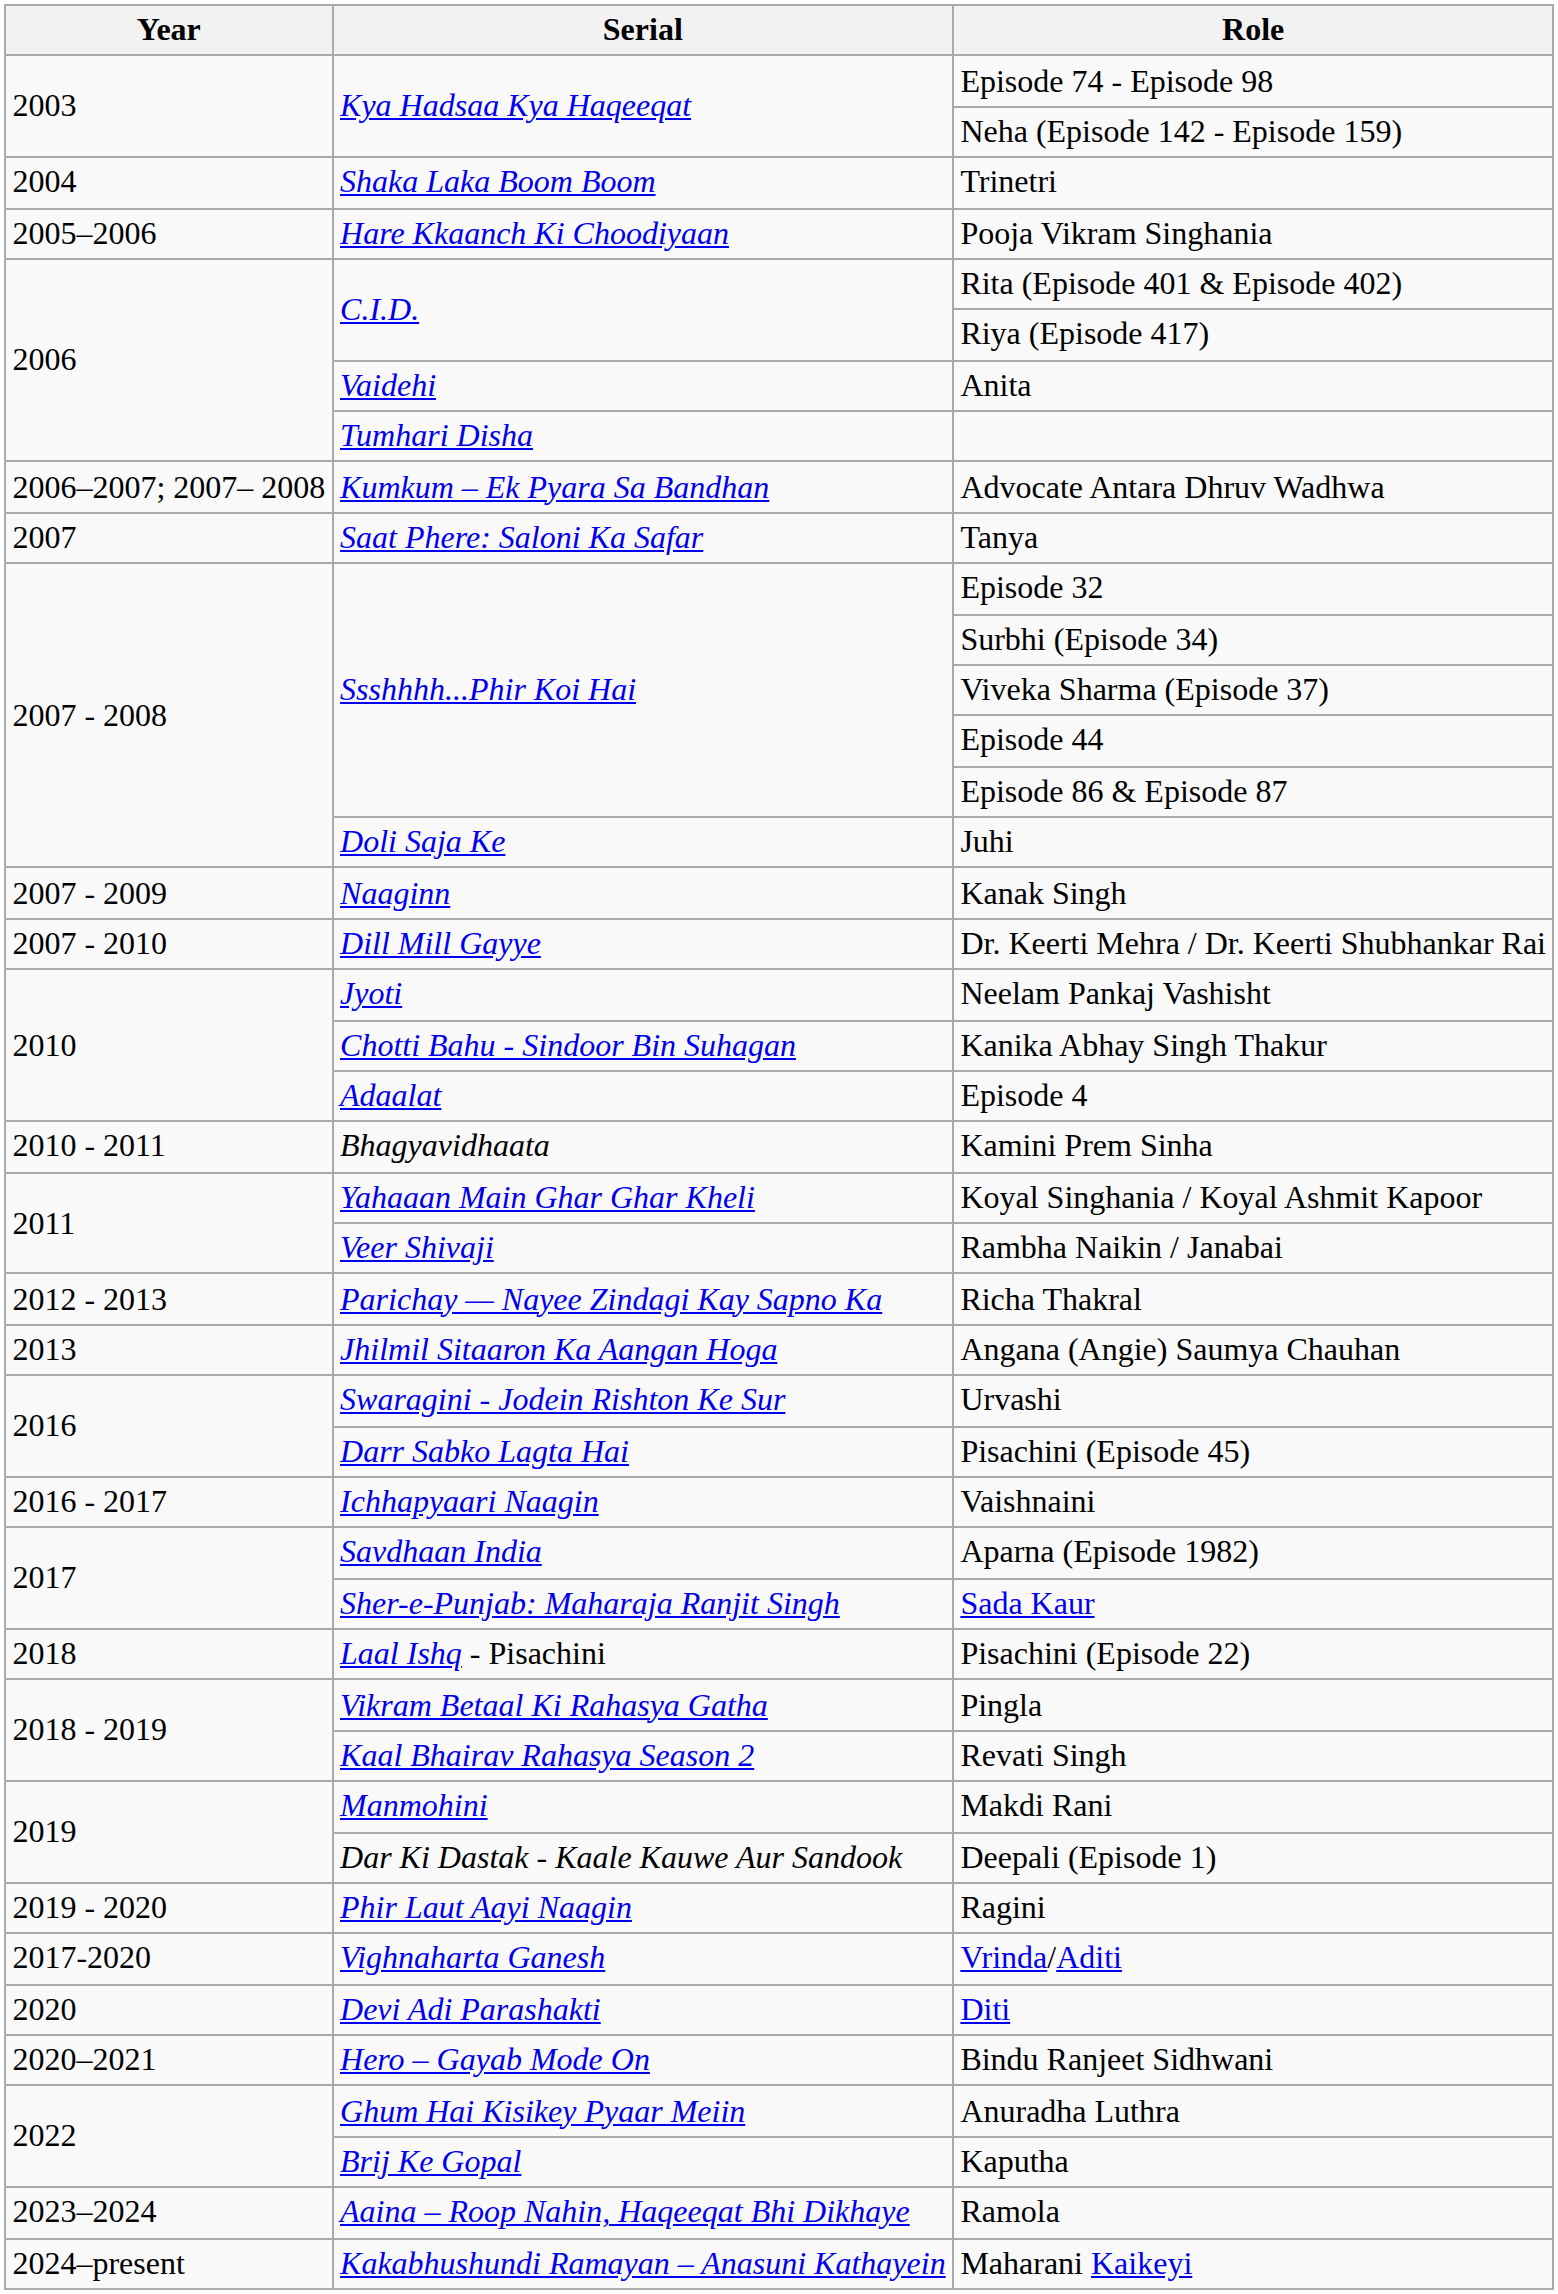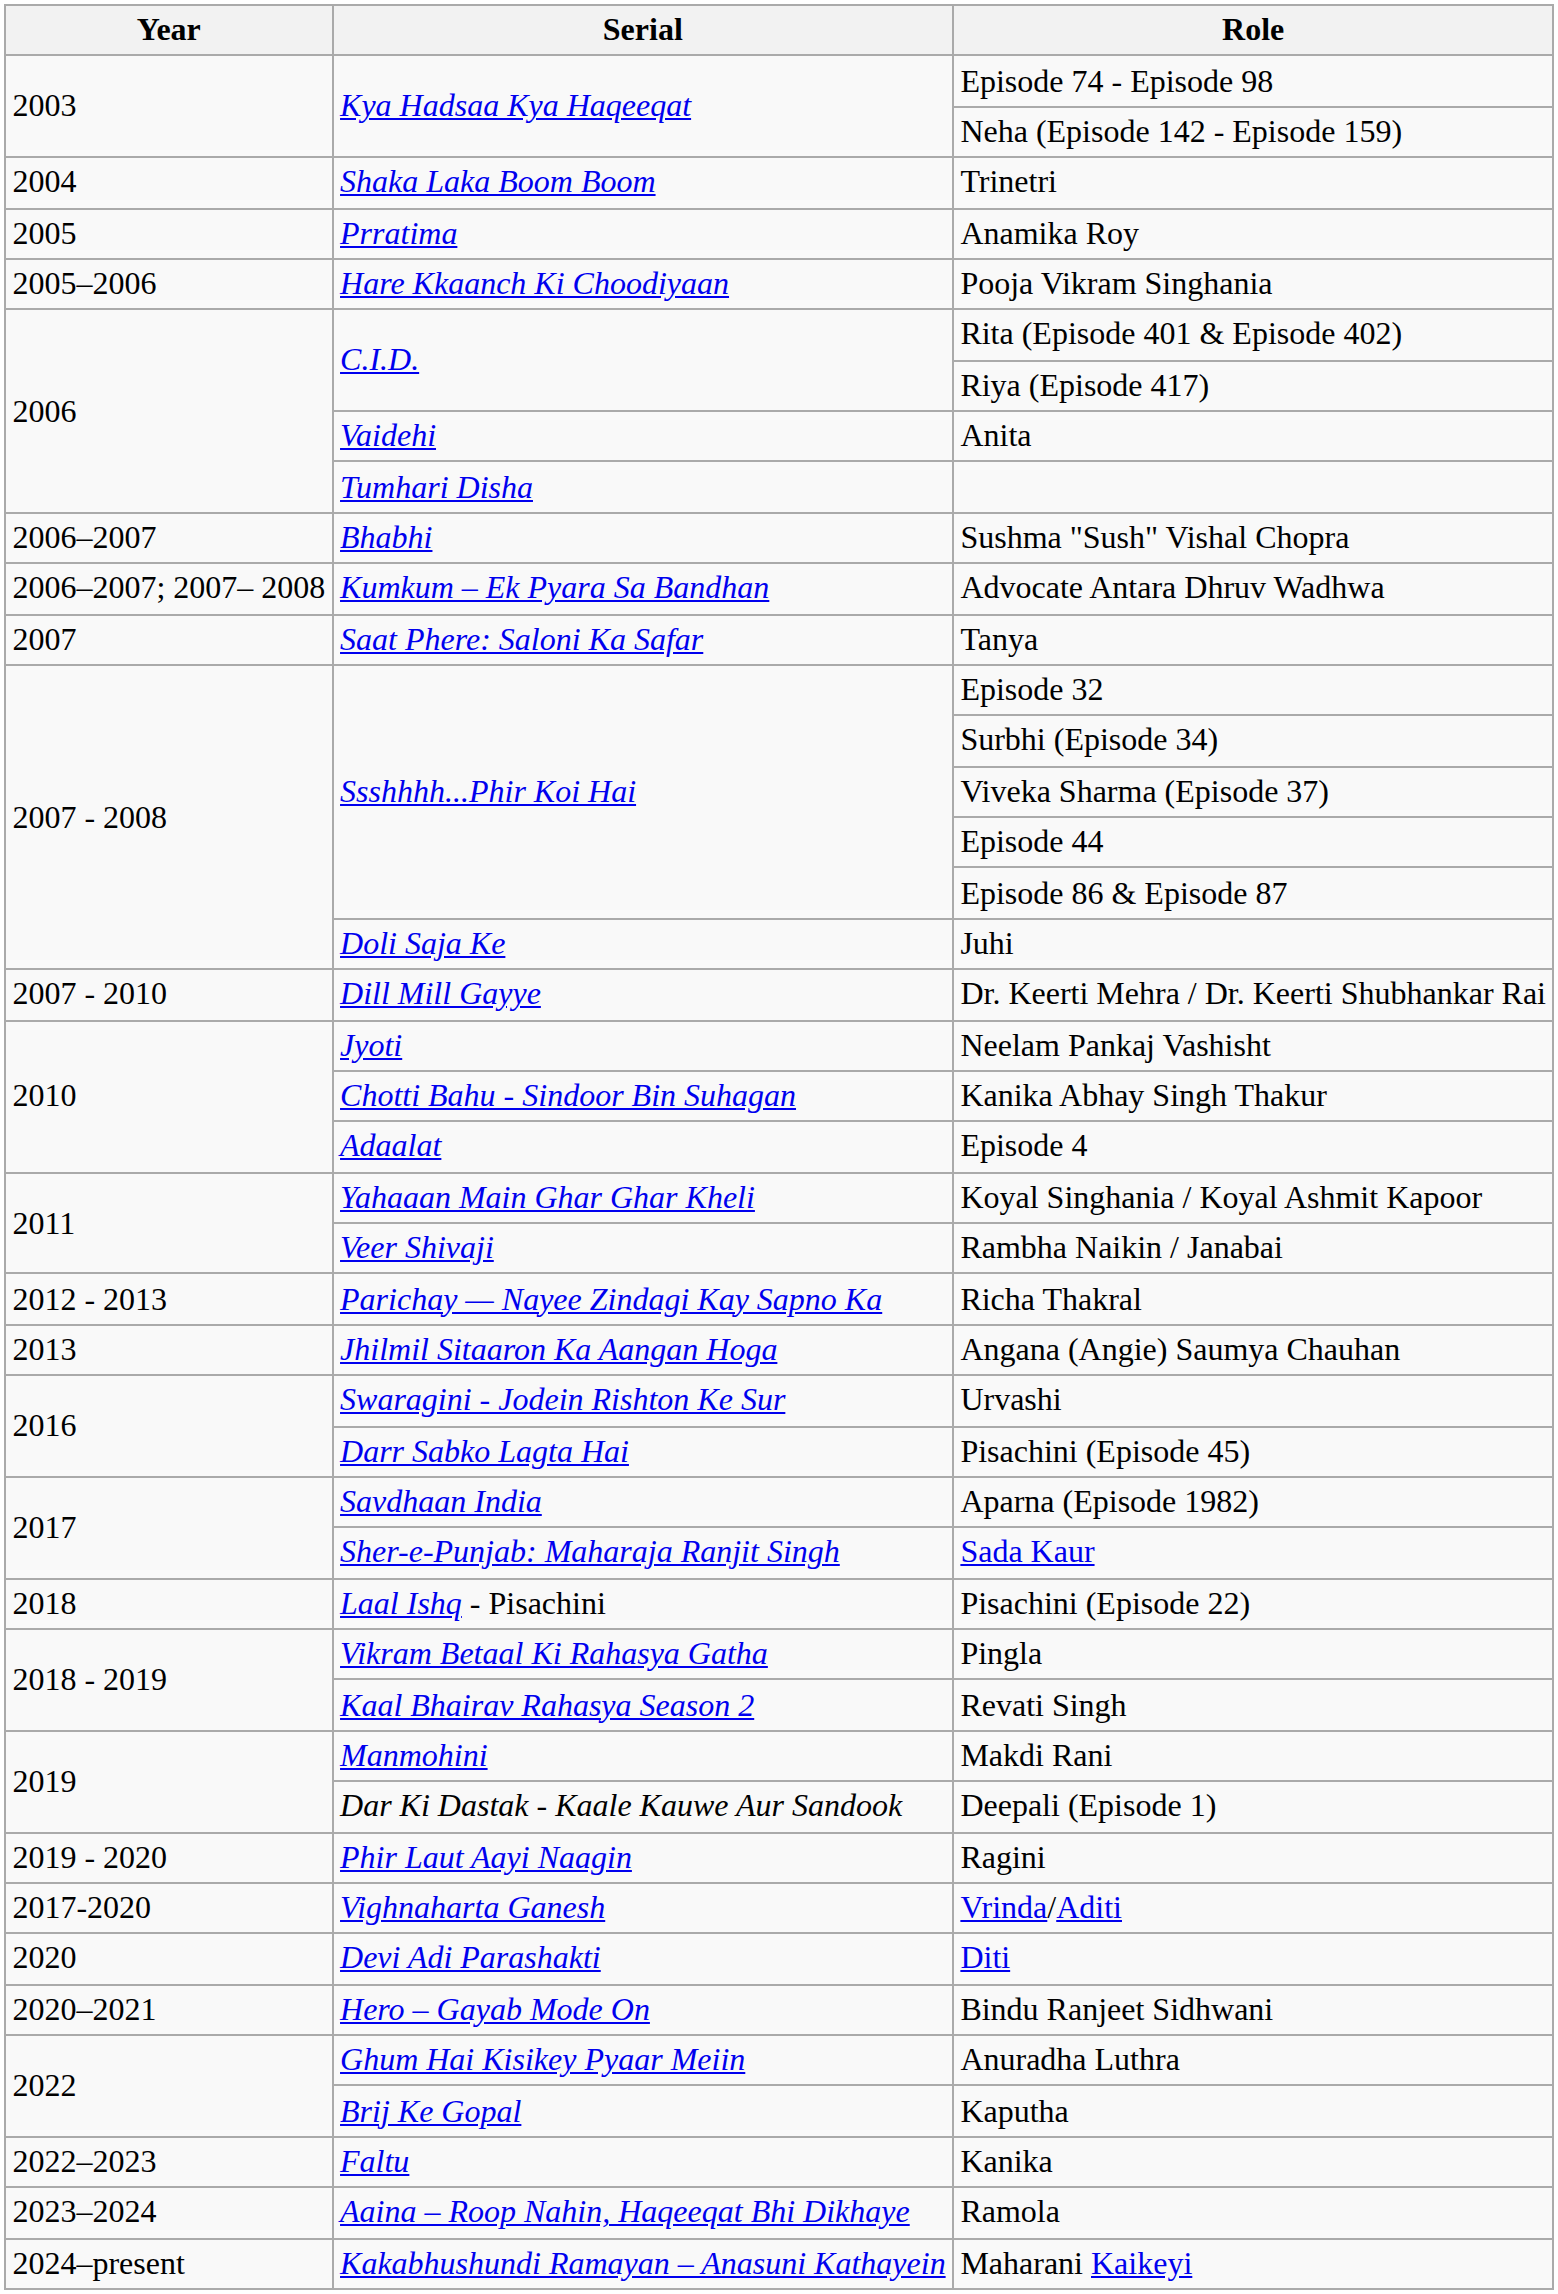+ row: (399, 232)
+ row: (386, 537)
- row: (395, 892)
- row: (445, 1146)
- row: (469, 1501)
+ row: (375, 2161)
